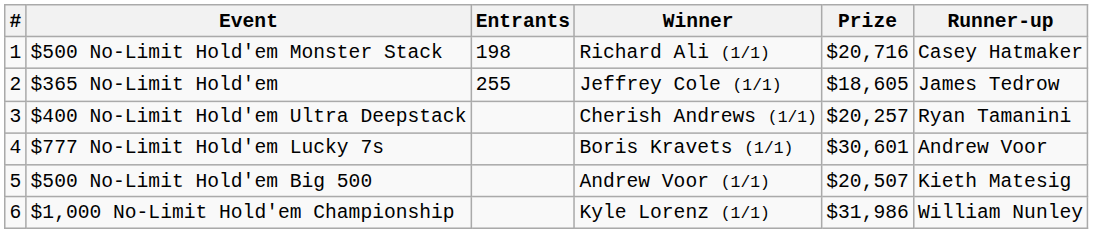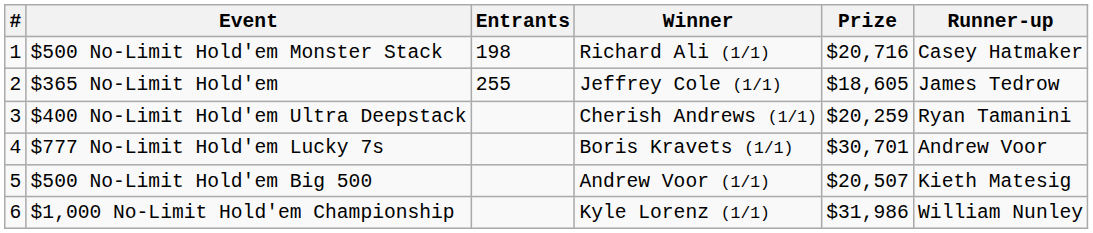(868, 117) $20,257 -> (868, 117) $20,259
(868, 149) $30,601 -> (868, 149) $30,701
